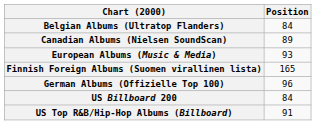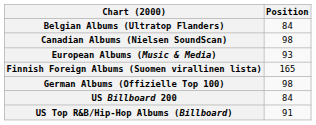(287, 40) 89 -> (287, 40) 98
(287, 84) 96 -> (287, 84) 98
